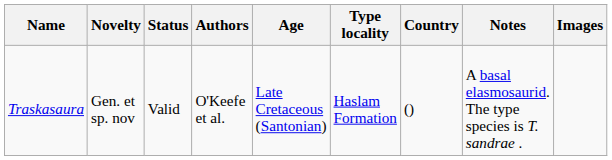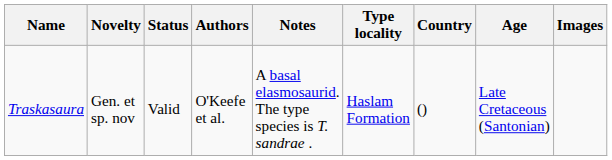columns swapped: (291, 25) <-> (508, 25)
